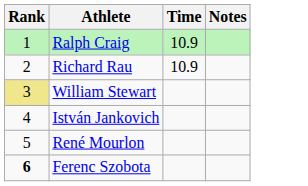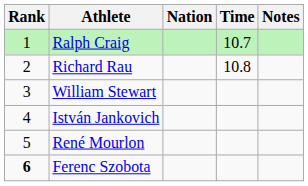+ column: (190, 17)
(184, 42) 10.9 -> (237, 42) 10.7
(184, 67) 10.9 -> (237, 67) 10.8
(27, 92) khaki background -> (27, 92) no background
